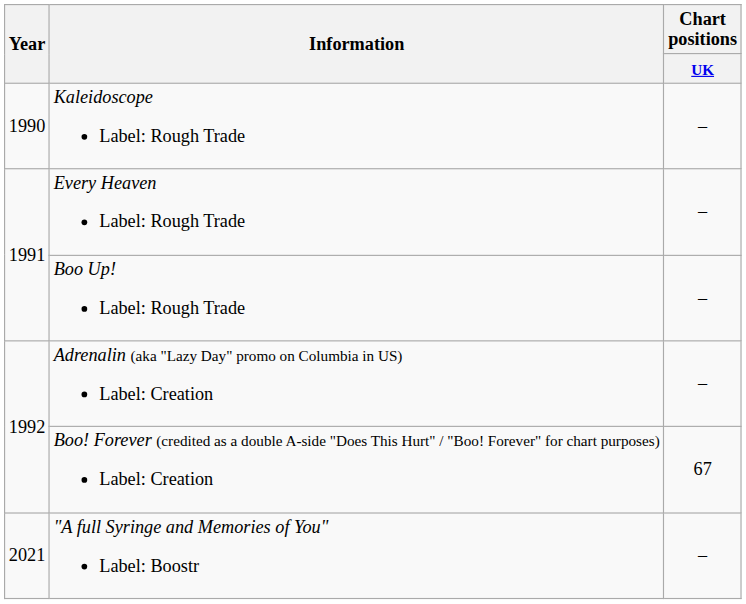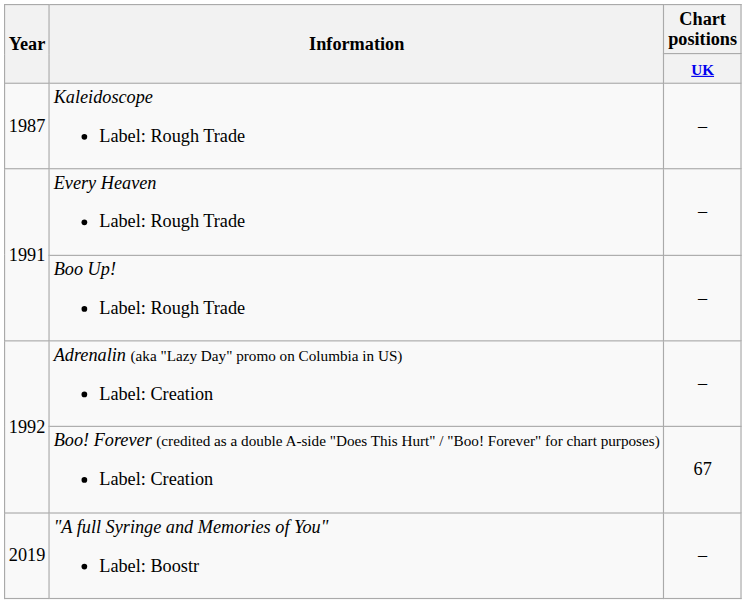(27, 125) 1990 -> (27, 125) 1987
(27, 555) 2021 -> (27, 555) 2019
